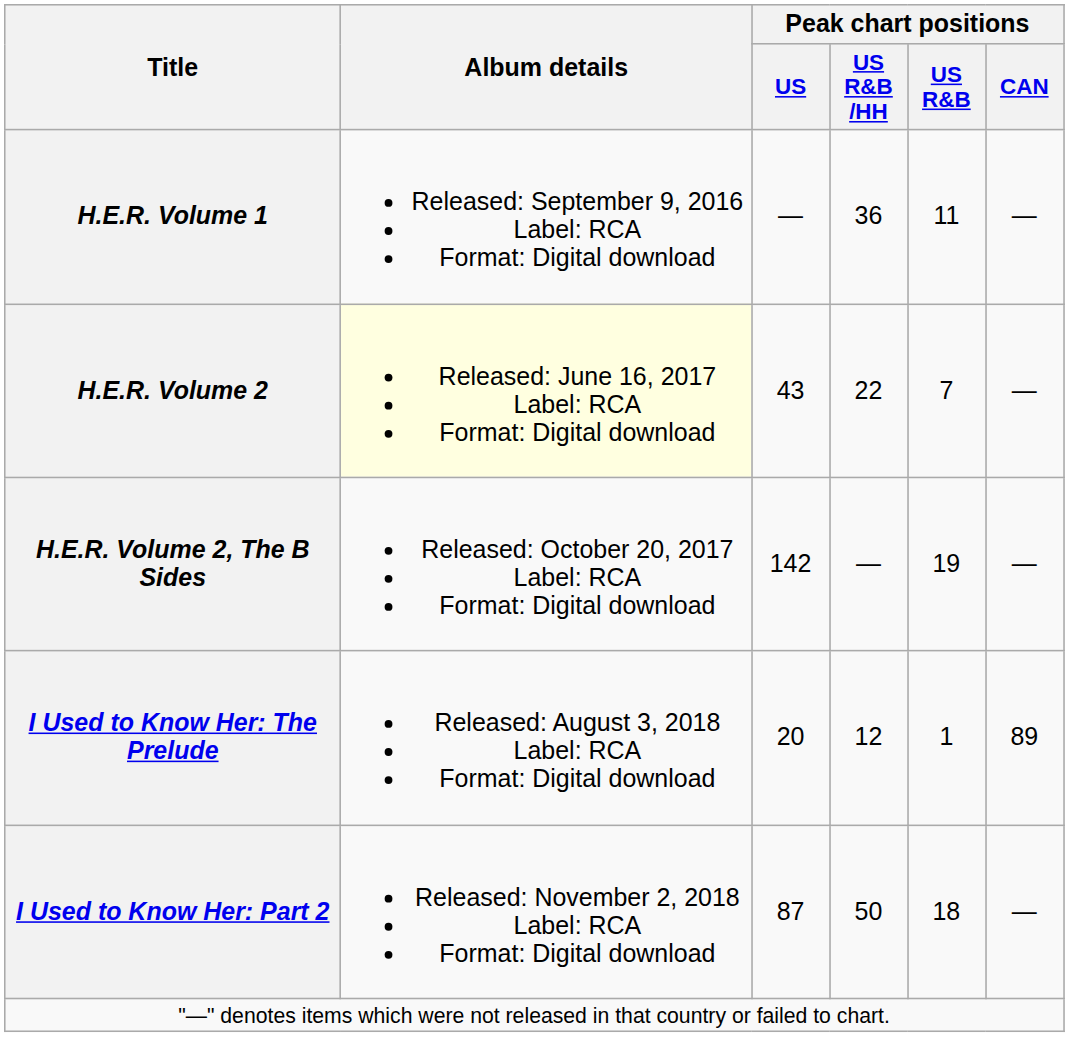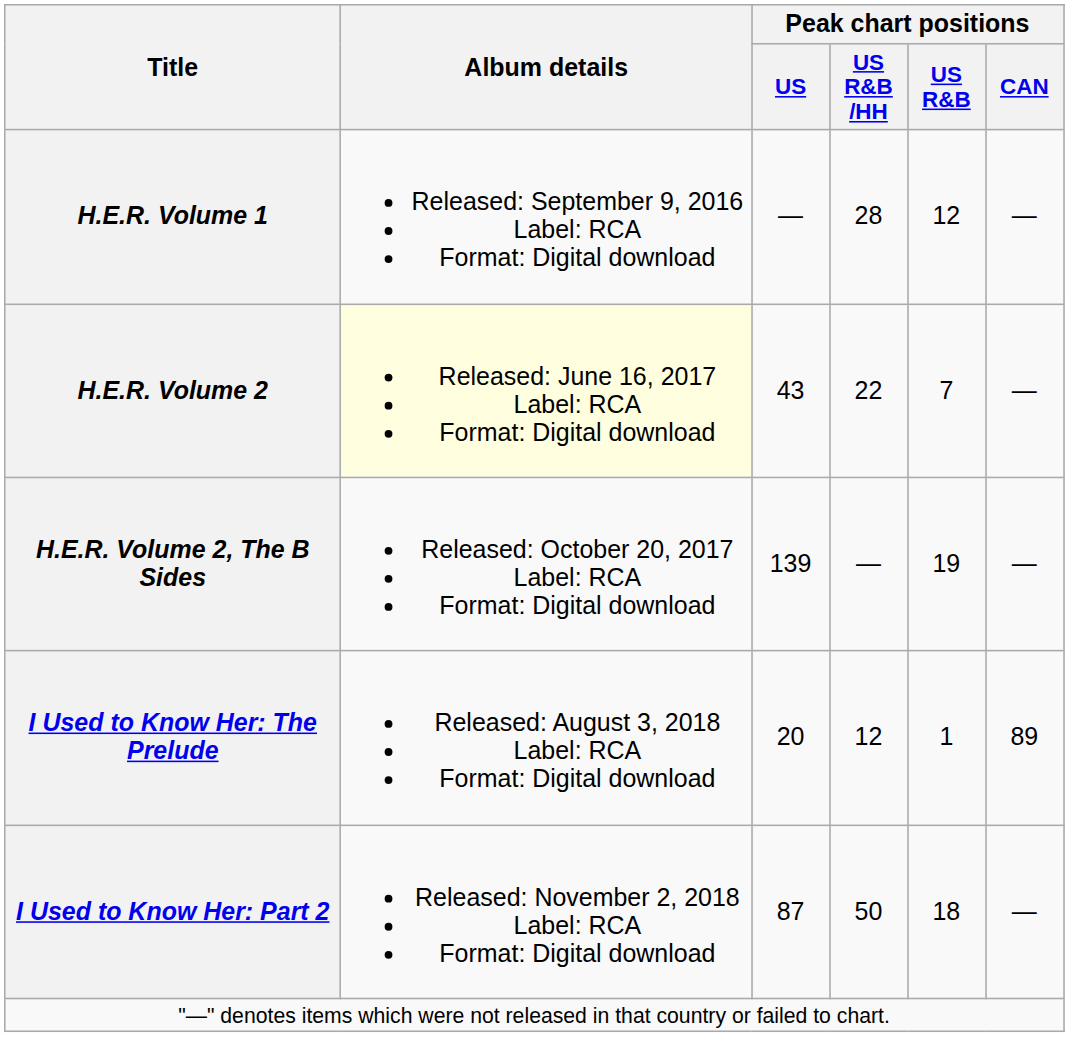(868, 216) 36 -> (868, 216) 28
(946, 216) 11 -> (946, 216) 12
(791, 563) 142 -> (791, 563) 139
